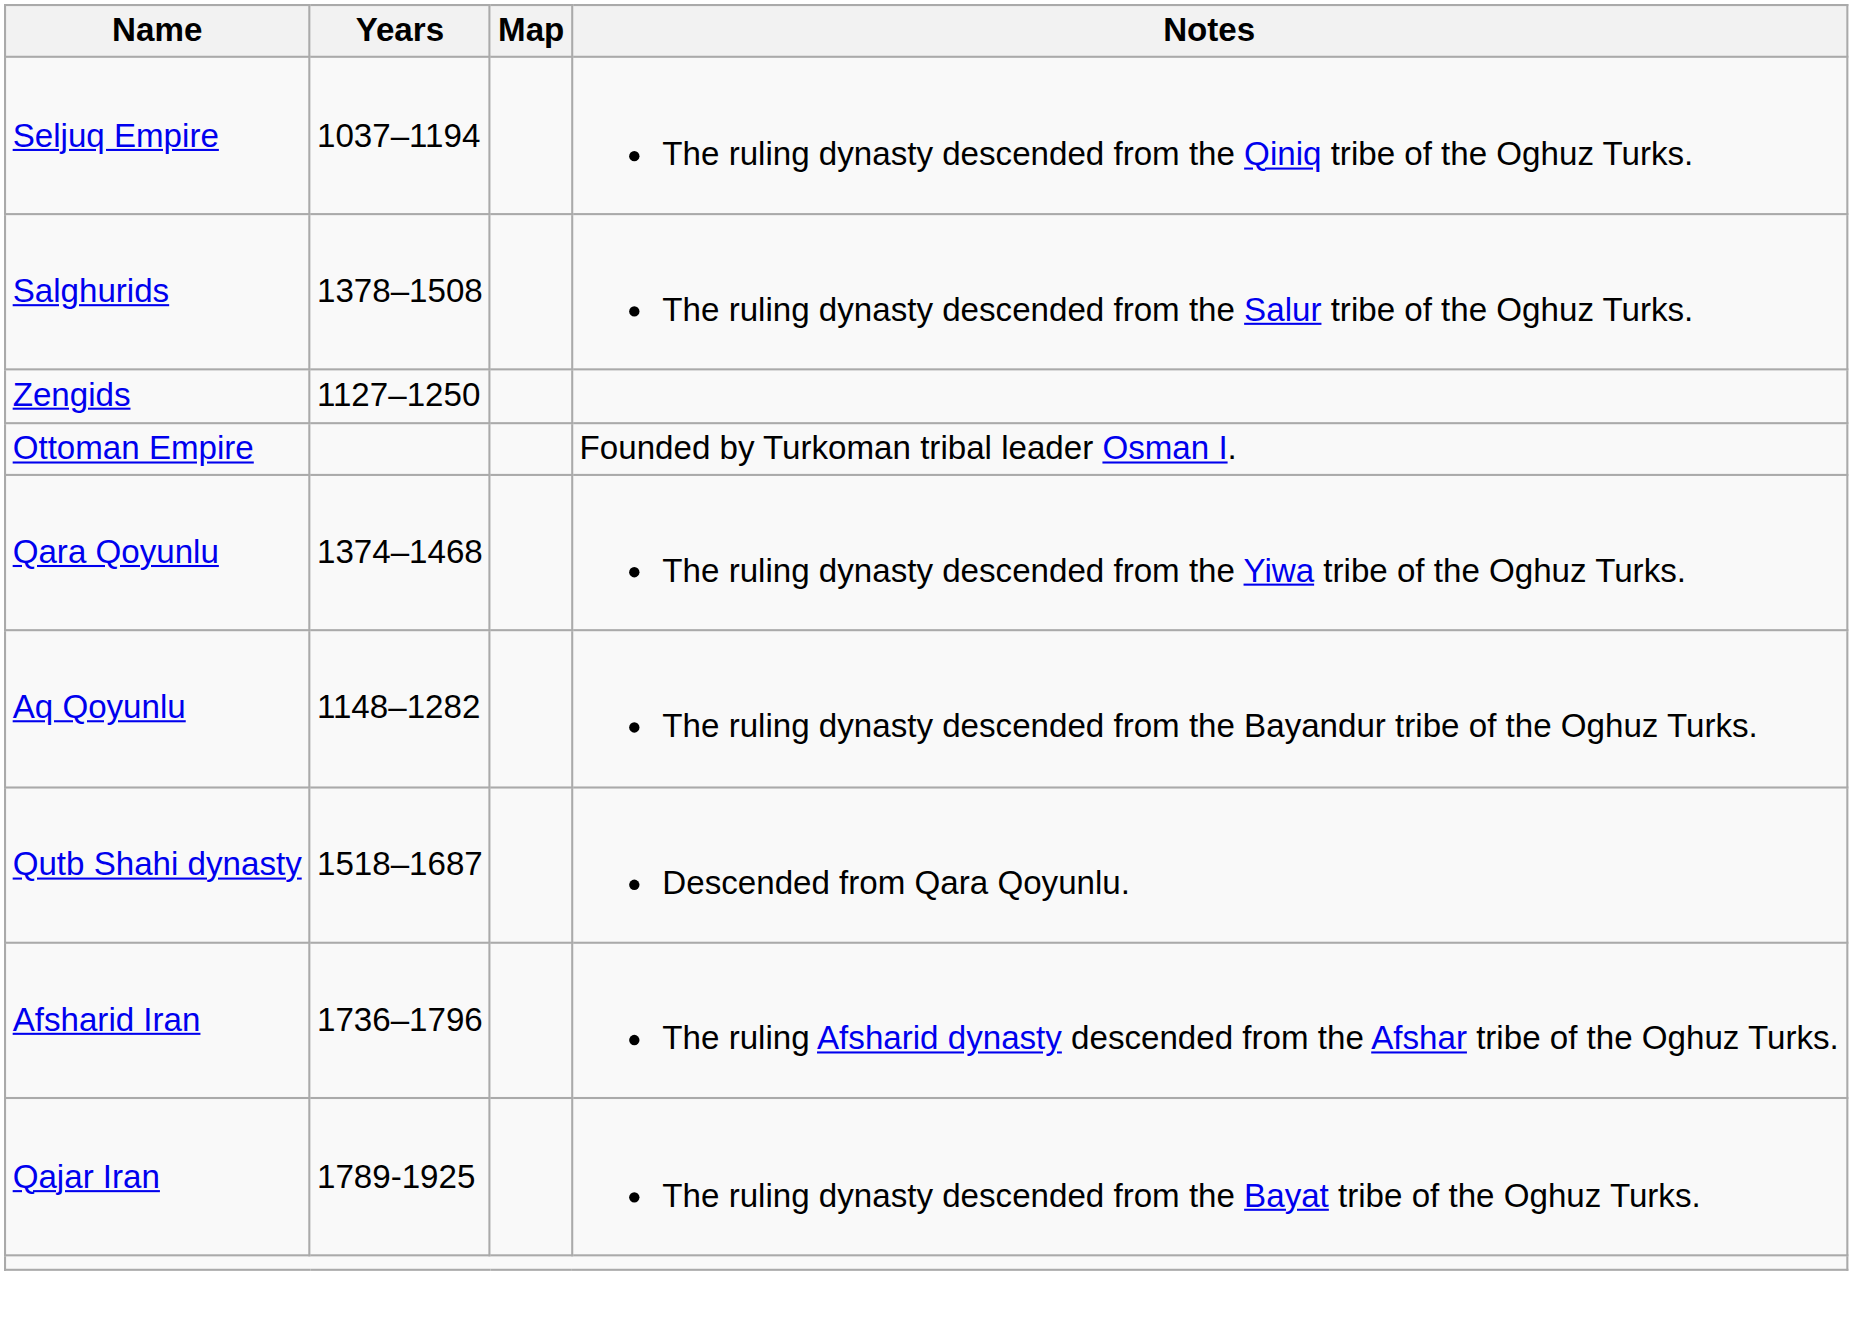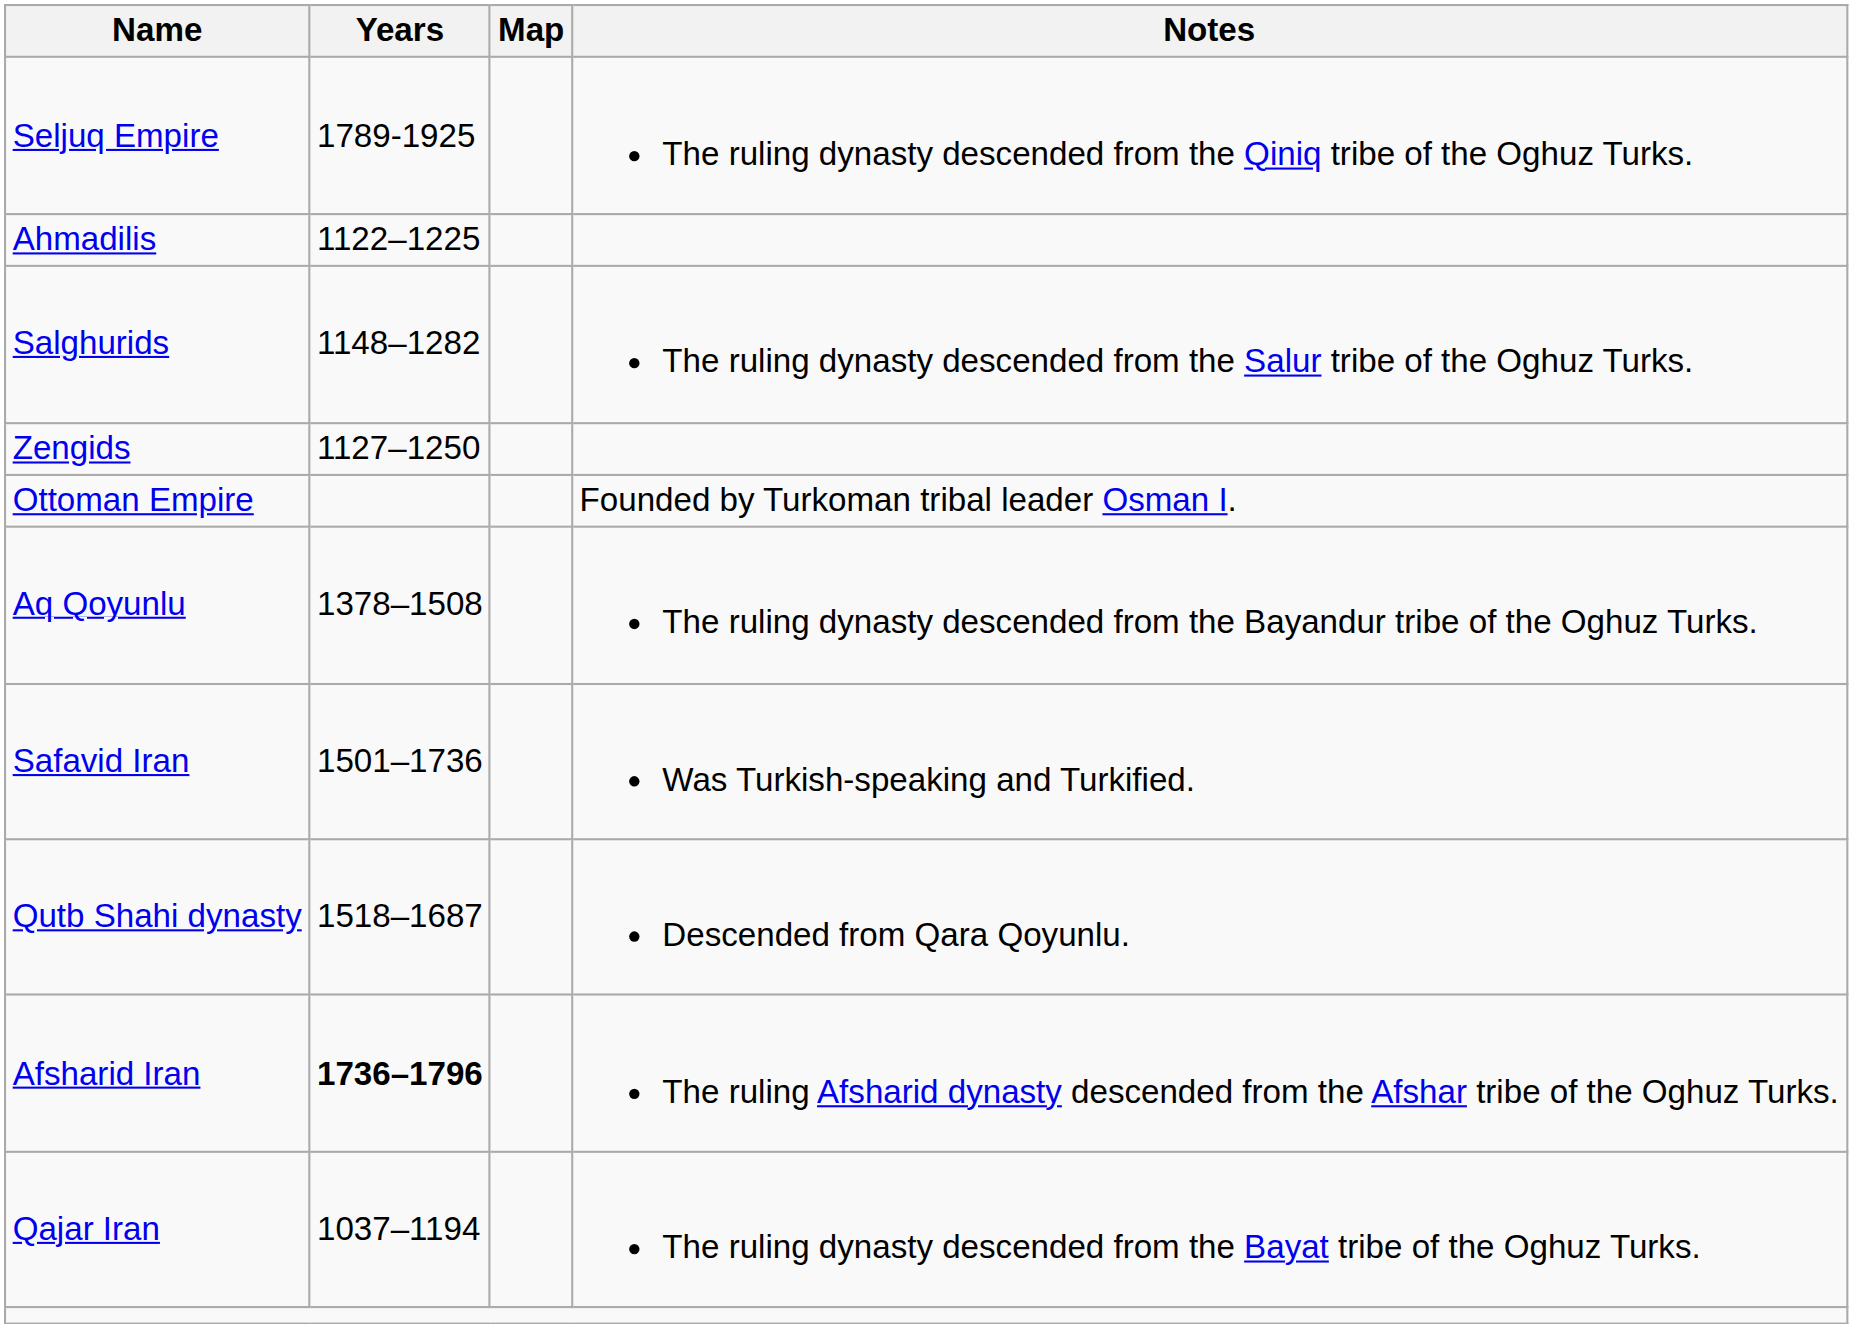(399, 135) 1037–1194 -> (396, 135) 1789-1925
+ row: (84, 239)
(400, 291) 1378–1508 -> (399, 343) 1148–1282
- row: (116, 552)
(399, 708) 1148–1282 -> (400, 604) 1378–1508
+ row: (101, 760)
(400, 1020) normal -> (400, 1072) bold
(396, 1176) 1789-1925 -> (399, 1228) 1037–1194
